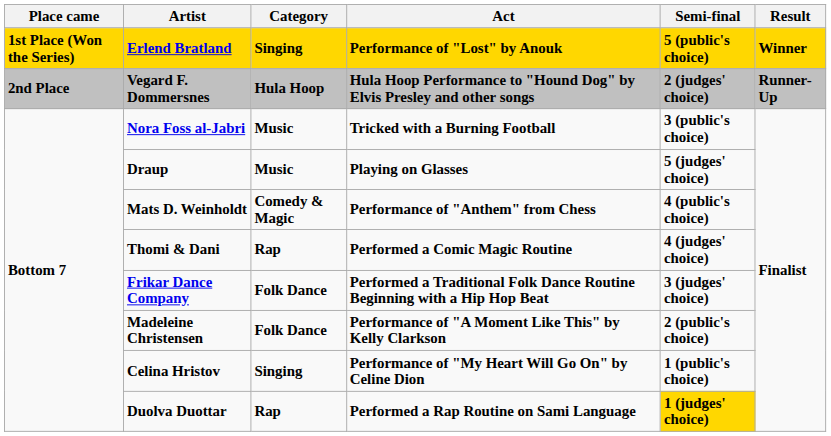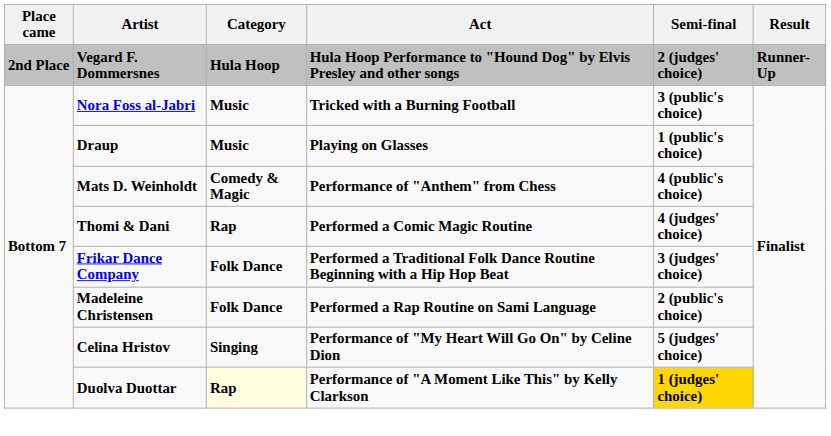- row: (179, 48)
(695, 169) 5 (judges' choice) -> (690, 145) 1 (public's choice)
(485, 330) Performance of "A Moment Like This" by Kelly Clarkson -> (453, 307) Performed a Rap Routine on Sami Language
(697, 370) 1 (public's choice) -> (688, 347) 5 (judges' choice)
(268, 411) no background -> (223, 387) lightyellow background
(493, 411) Performed a Rap Routine on Sami Language -> (464, 387) Performance of "A Moment Like This" by Kelly Clarkson
